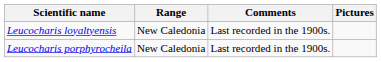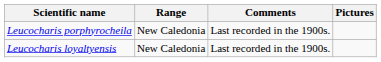rows swapped: (62, 30) <-> (69, 48)
